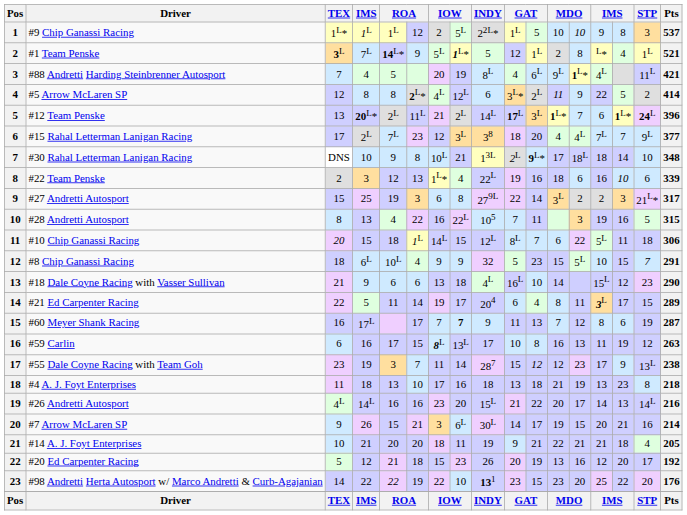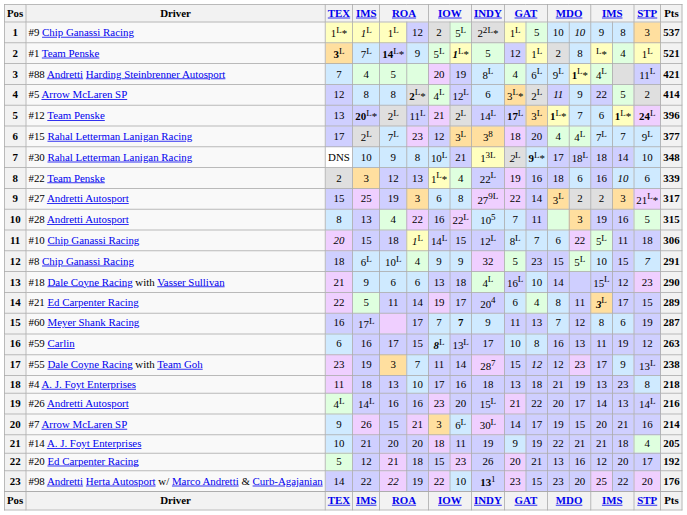(537, 443) 21 -> (537, 443) 19
(537, 461) 19 -> (537, 461) 21
